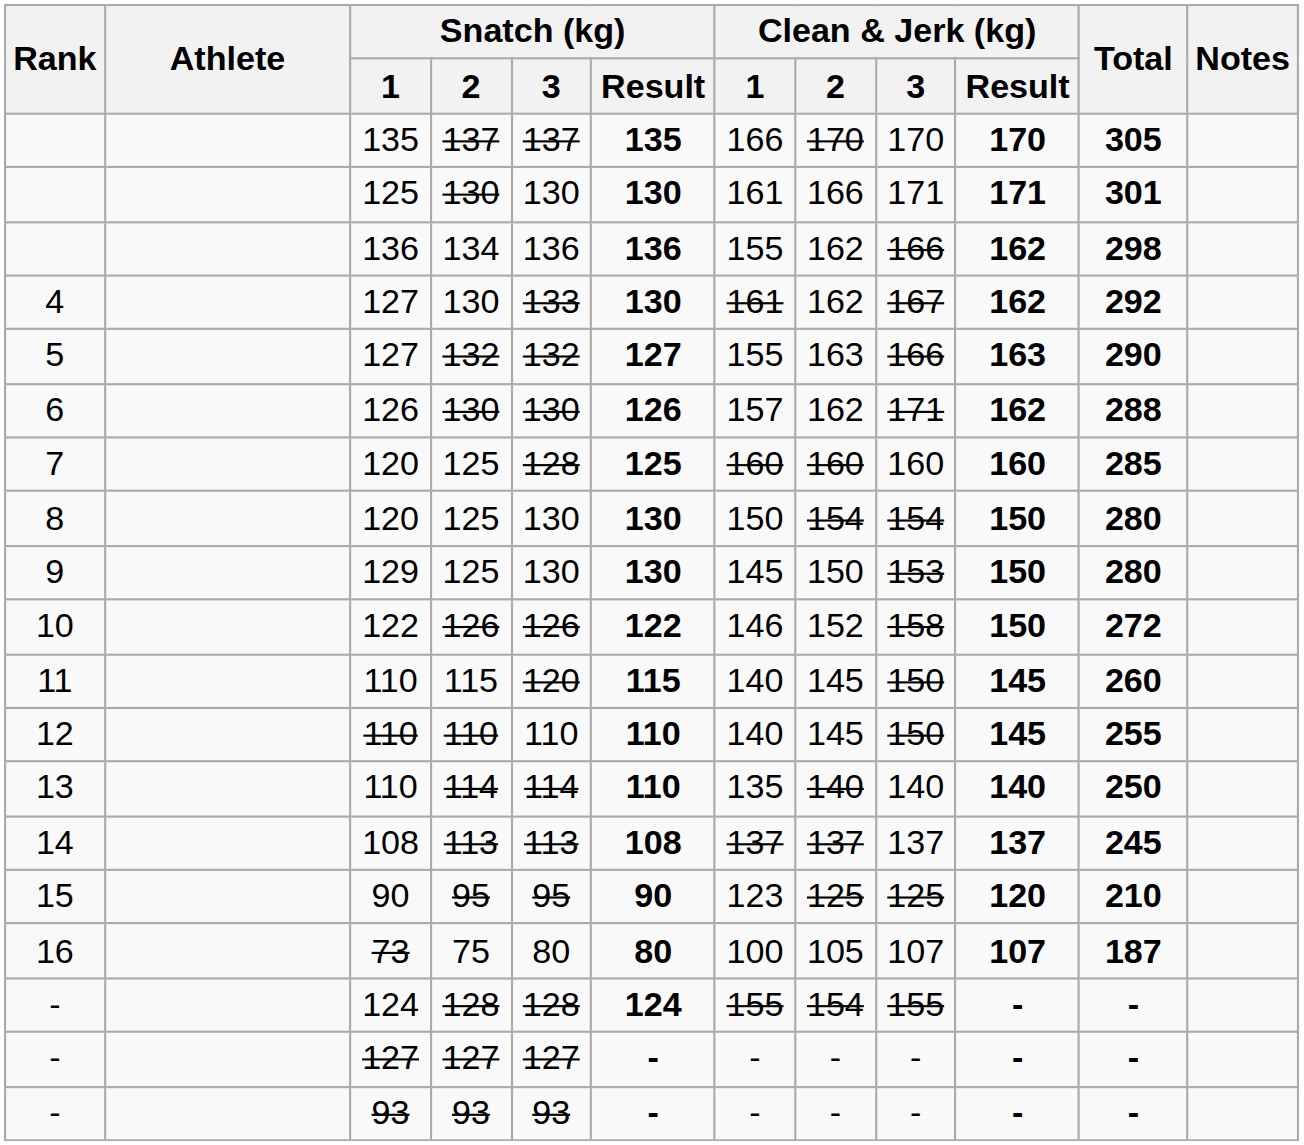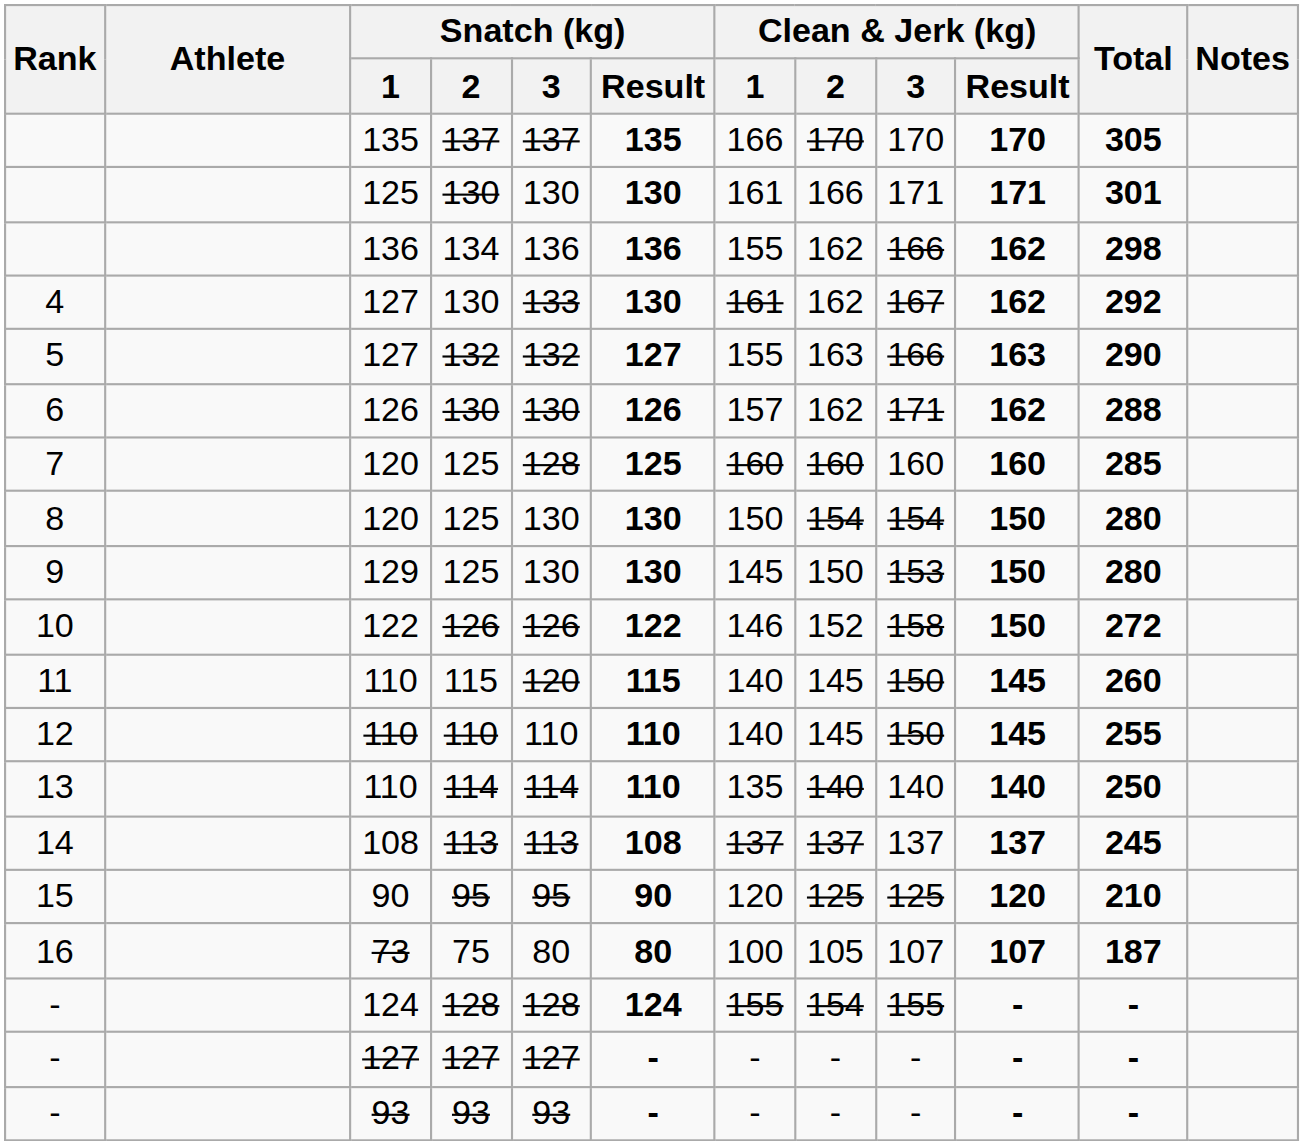(755, 896) 123 -> (755, 896) 120
